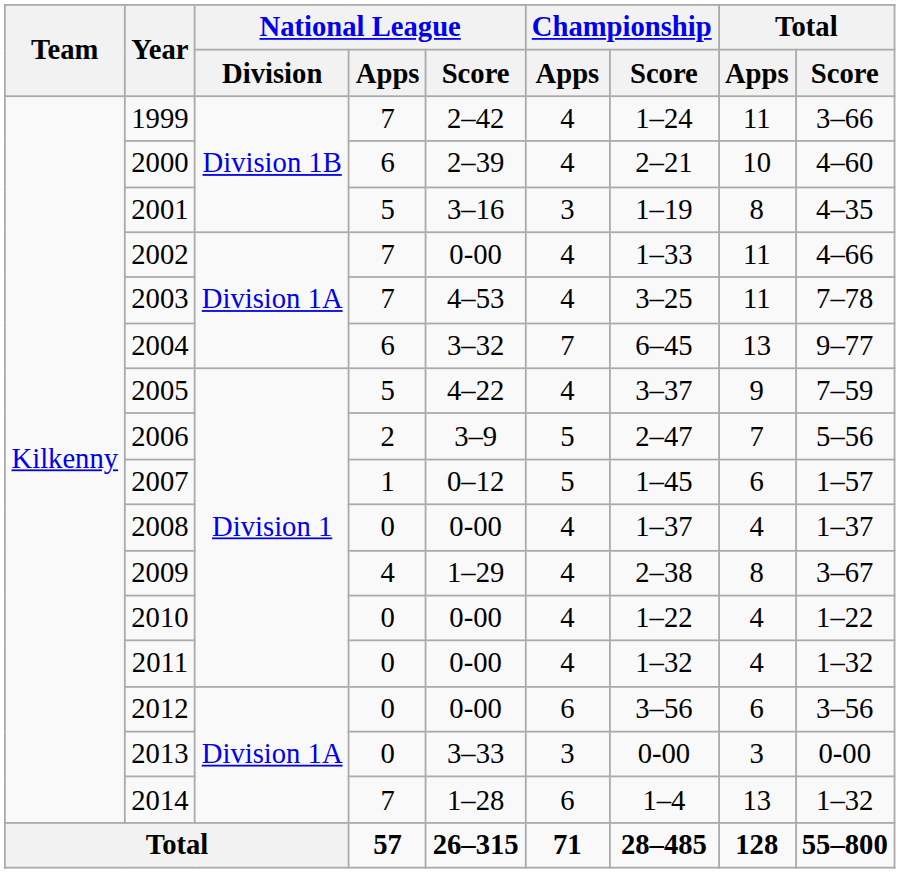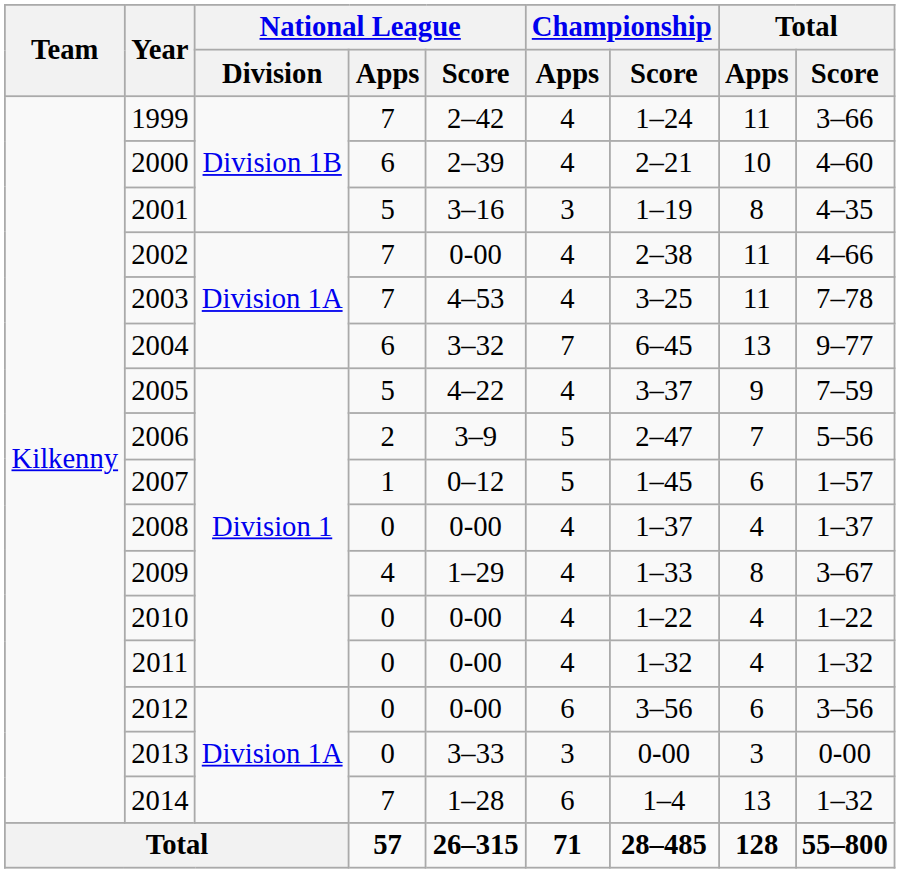(664, 254) 1–33 -> (664, 254) 2–38
(664, 572) 2–38 -> (664, 572) 1–33
